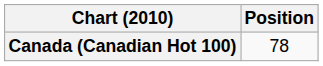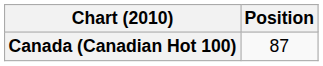(279, 46) 78 -> (279, 46) 87
